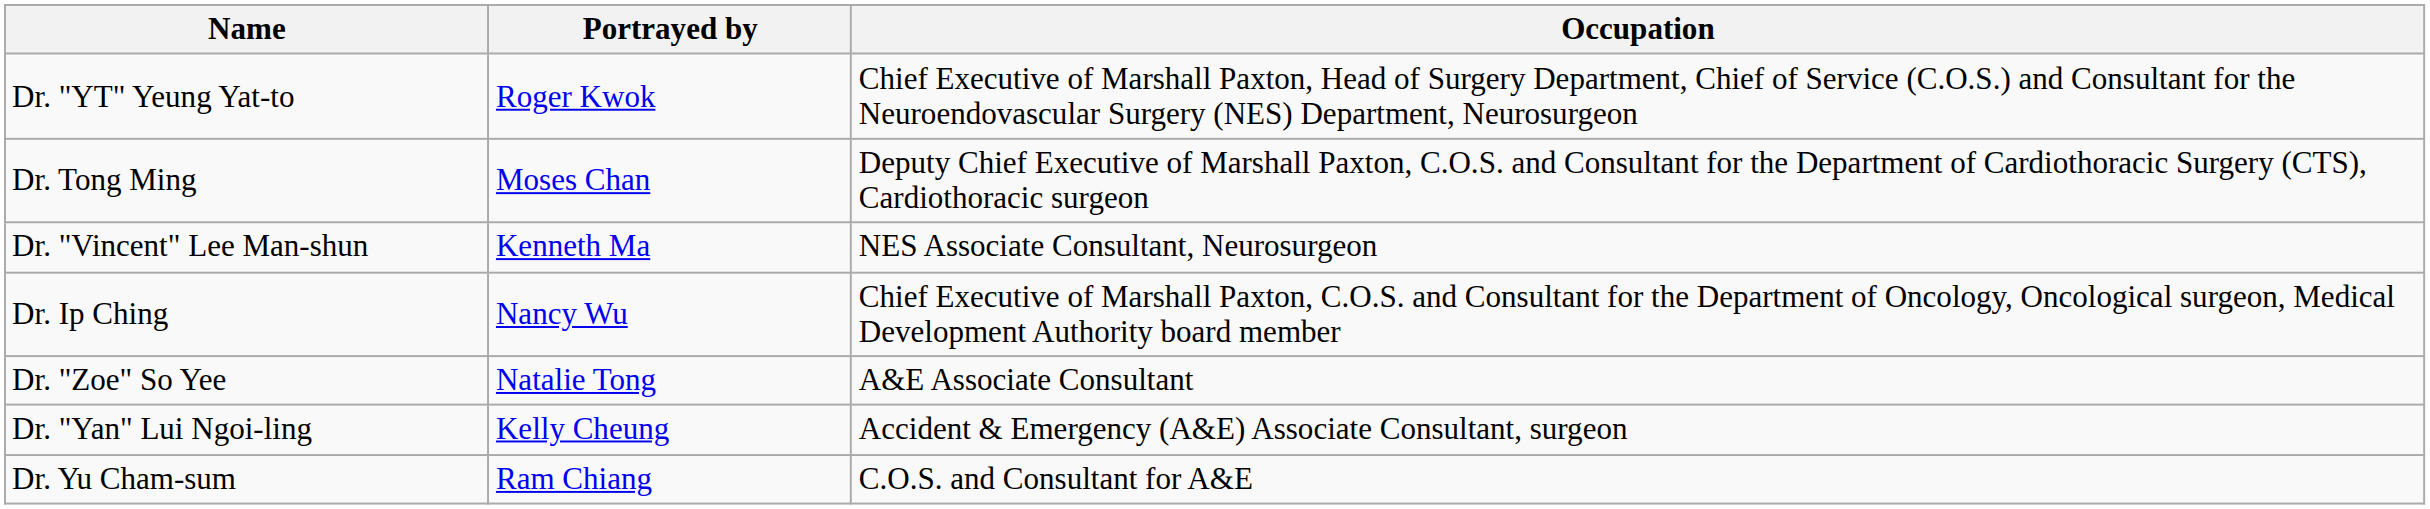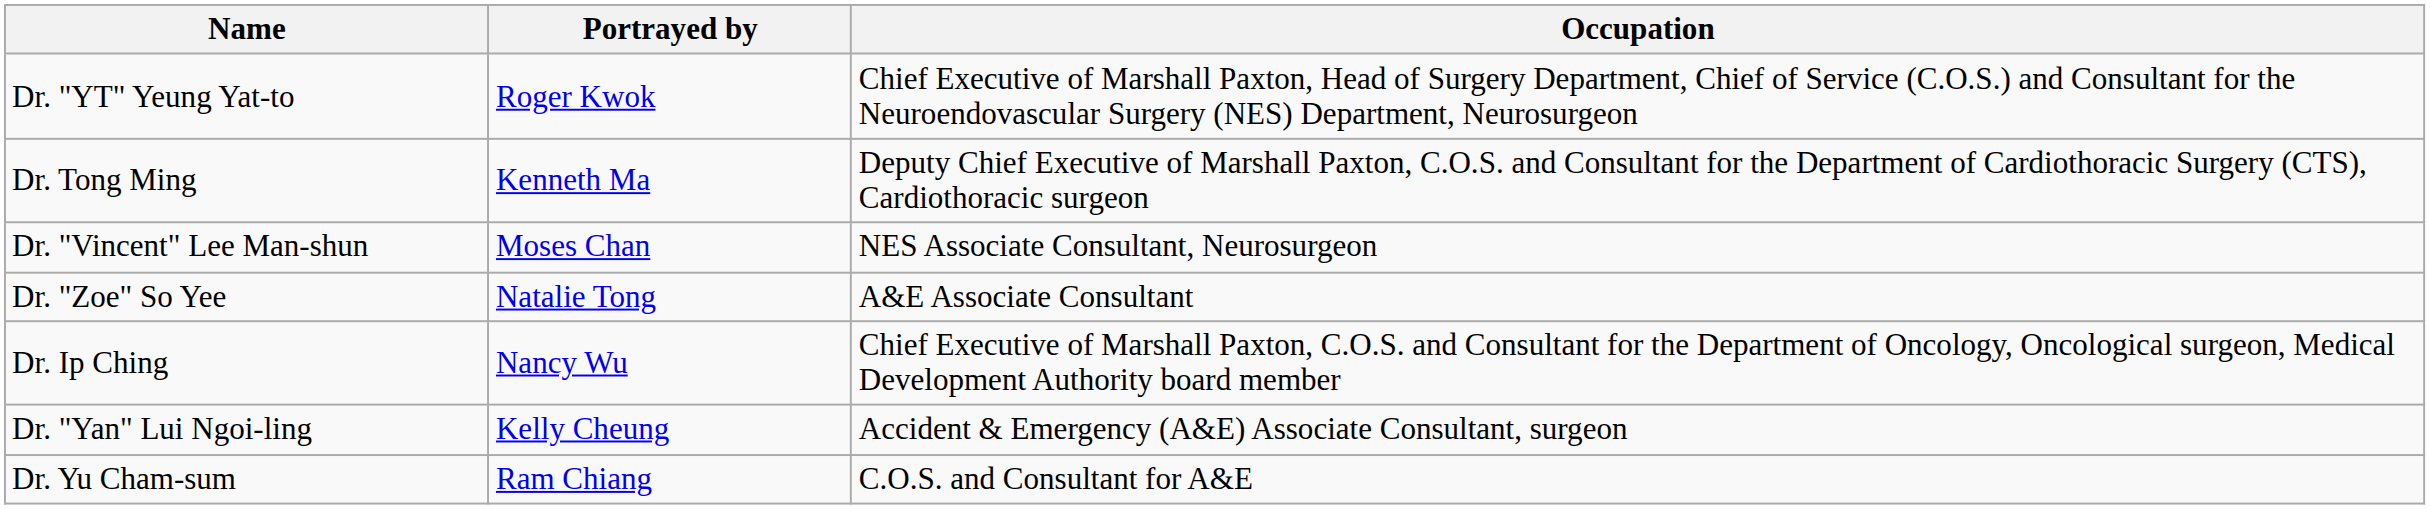(573, 179) Moses Chan -> (573, 179) Kenneth Ma
(573, 246) Kenneth Ma -> (573, 246) Moses Chan
rows swapped: (90, 313) <-> (119, 380)
